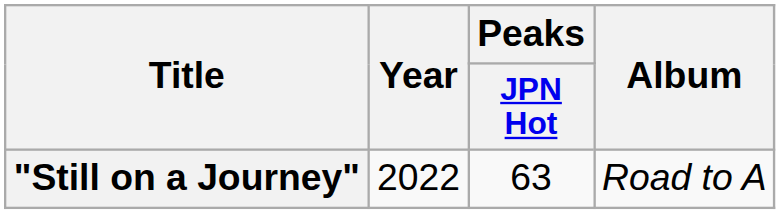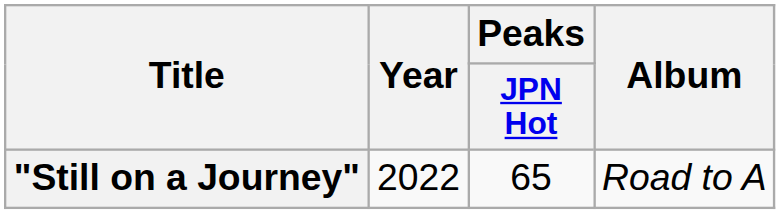(531, 178) 63 -> (531, 178) 65
